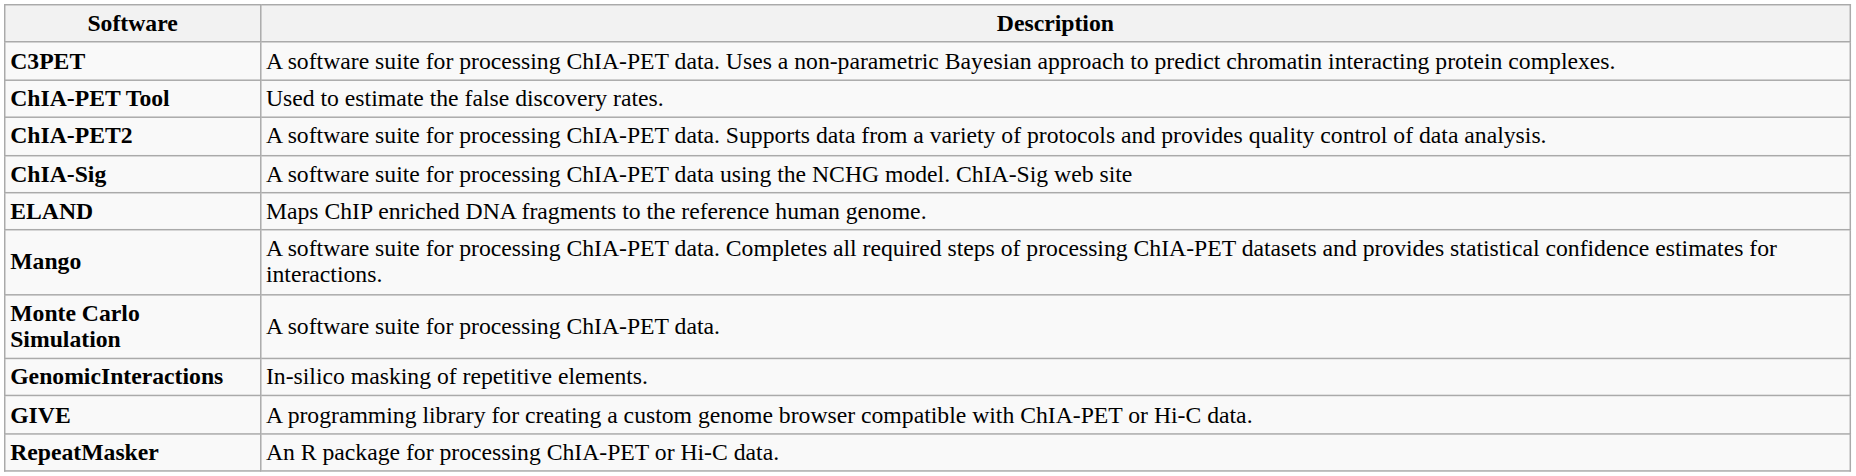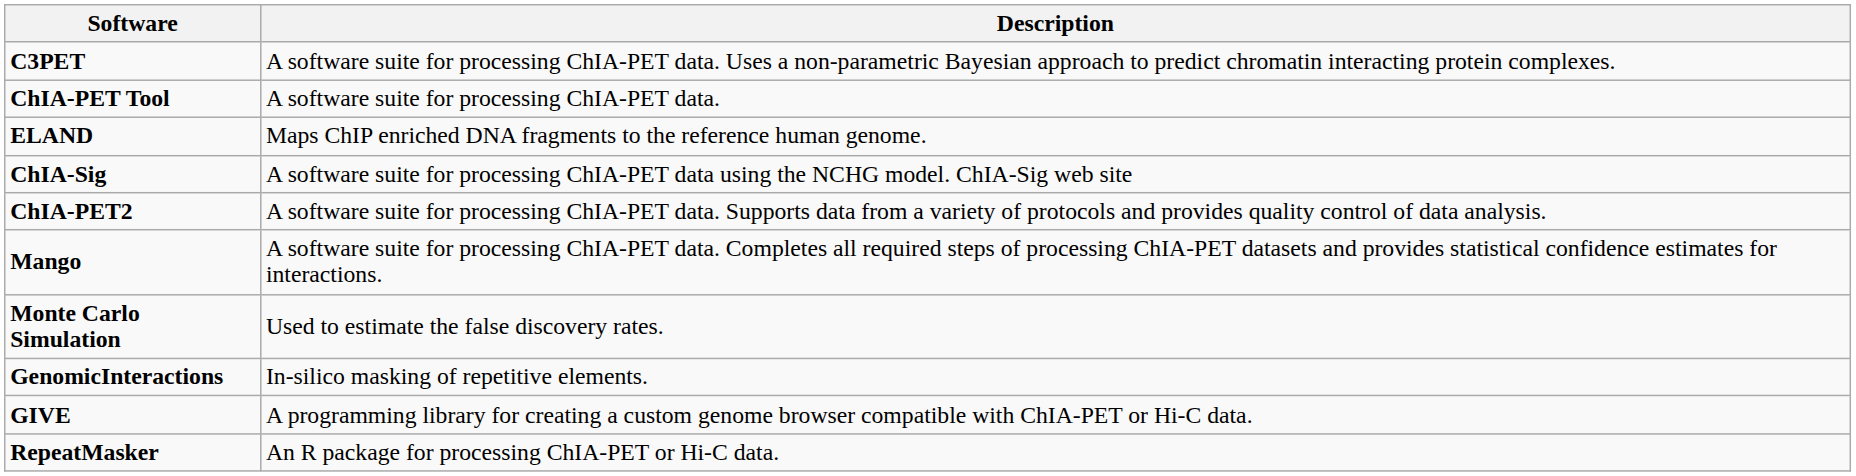(465, 98) Used to estimate the false discovery rates. -> (493, 98) A software suite for processing ChIA-PET data.
rows swapped: (71, 135) <-> (52, 211)
(493, 326) A software suite for processing ChIA-PET data. -> (465, 326) Used to estimate the false discovery rates.
